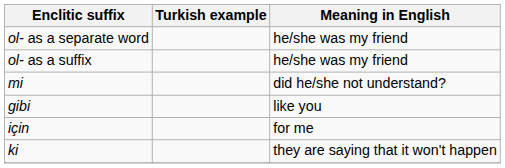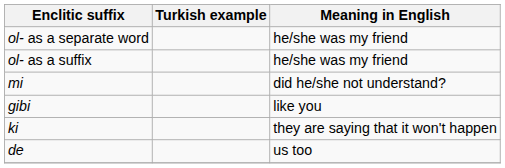- row: (19, 128)
+ row: (16, 151)
